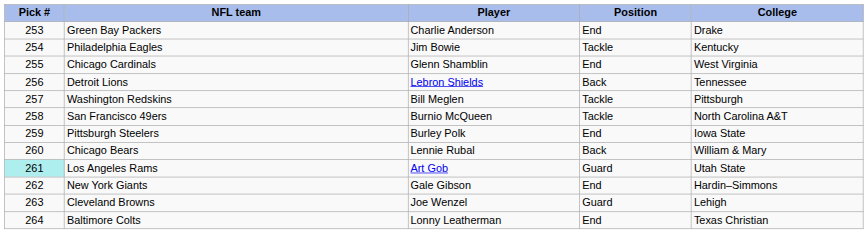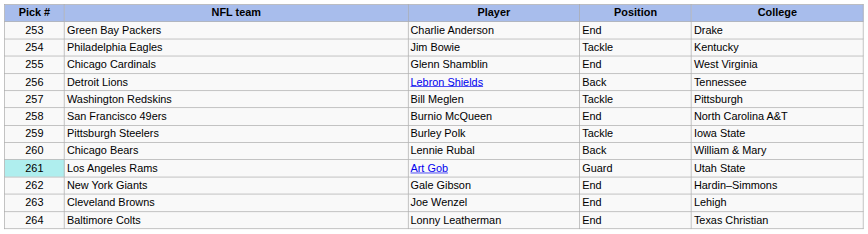(598, 116) Tackle -> (592, 116) End
(592, 133) End -> (598, 133) Tackle
(597, 202) Guard -> (592, 202) End
